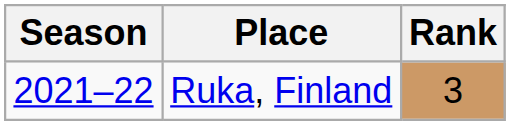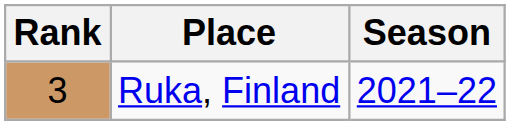columns swapped: (84, 33) <-> (453, 33)
